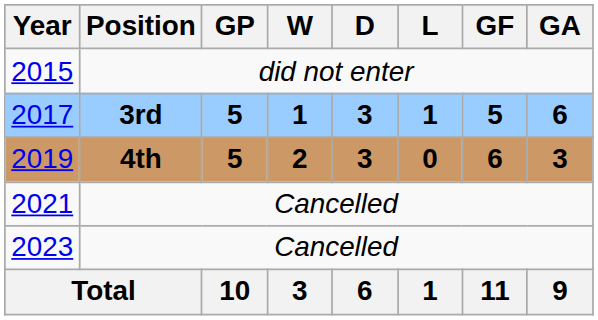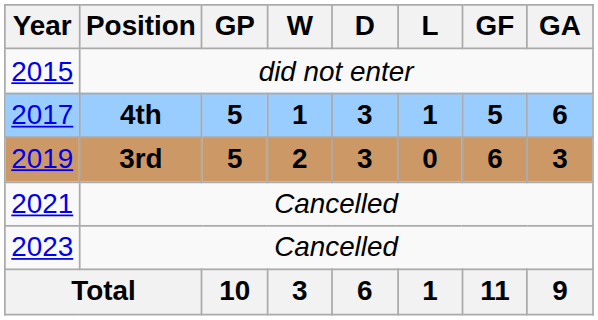(141, 114) 3rd -> (141, 114) 4th
(141, 159) 4th -> (141, 159) 3rd
